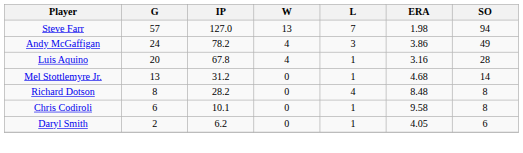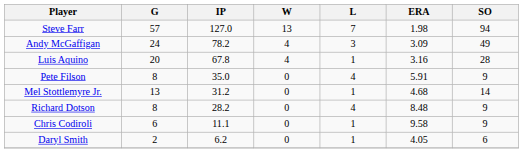(419, 44) 3.86 -> (419, 44) 3.09
+ row: (63, 76)
(485, 92) 8 -> (485, 108) 9
(221, 108) 10.1 -> (221, 124) 11.1
(485, 108) 8 -> (485, 124) 9
